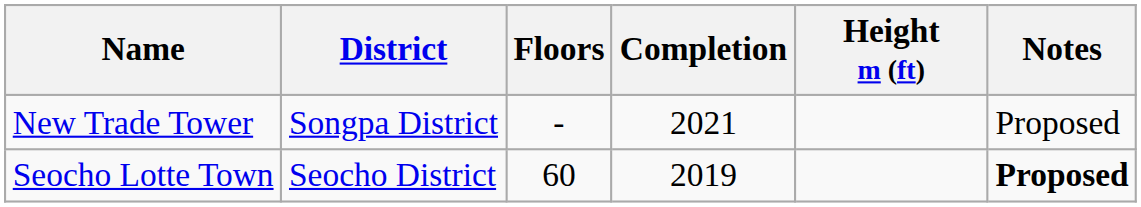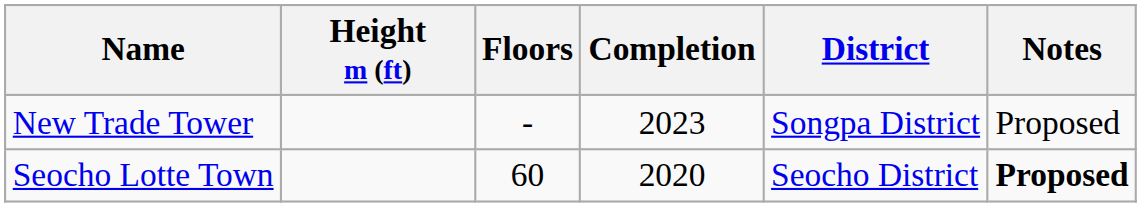columns swapped: (891, 49) <-> (393, 49)
(703, 121) 2021 -> (672, 121) 2023
(703, 174) 2019 -> (672, 174) 2020
